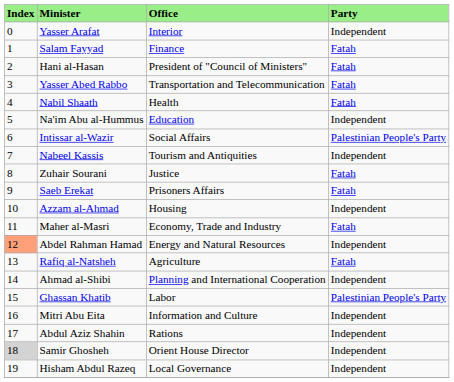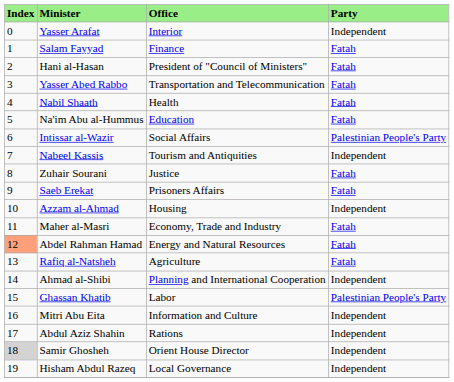(359, 119) Independent -> (343, 119) Fatah
(359, 244) Independent -> (343, 244) Fatah
